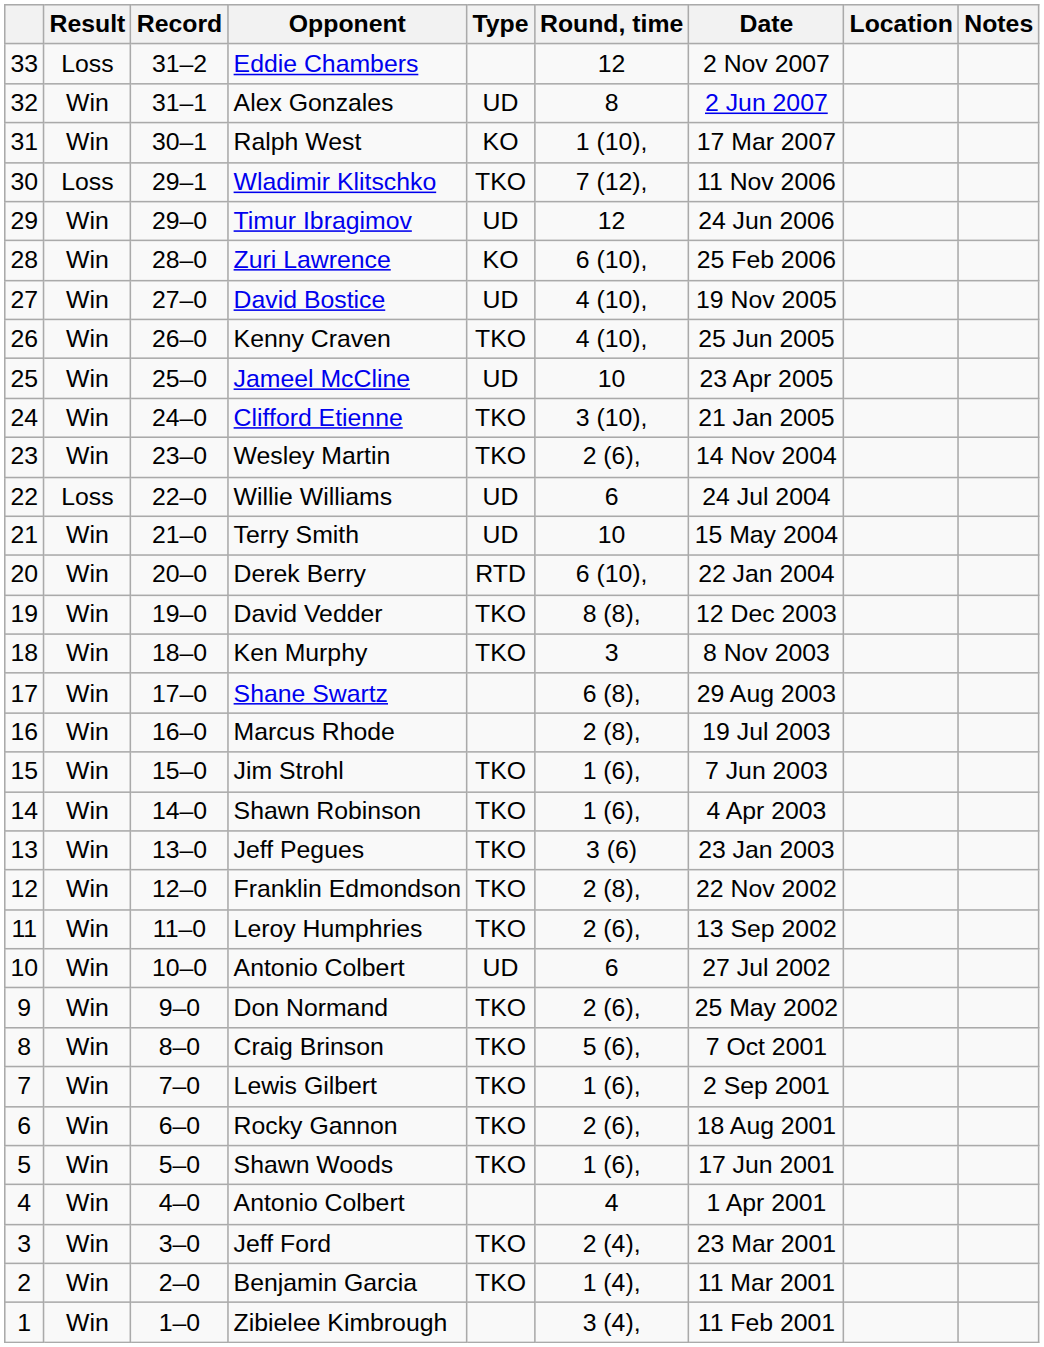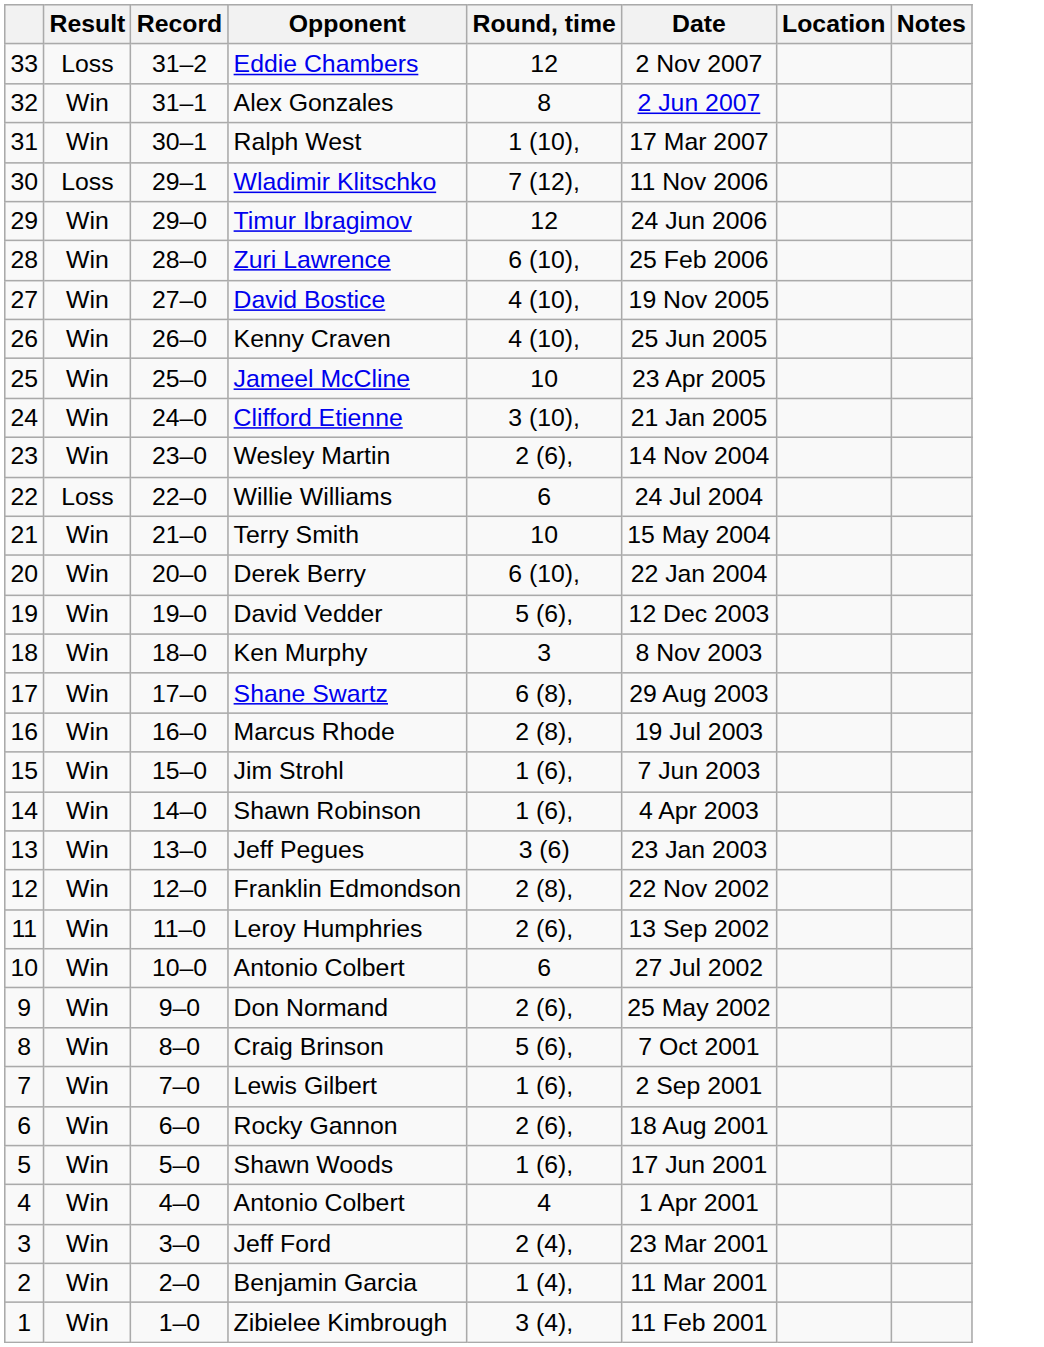- column: (501, 24)
(612, 614) 8 (8), -> (544, 614) 5 (6),
